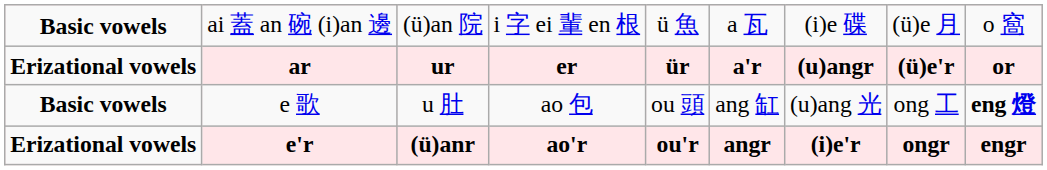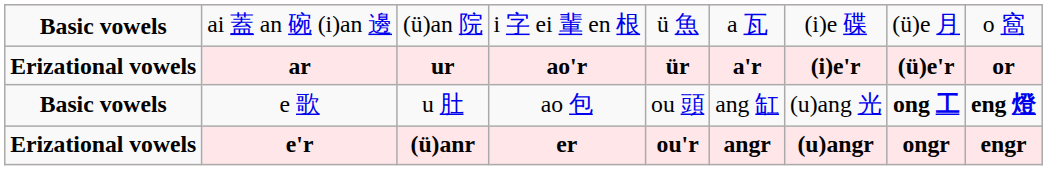(567, 65) er -> (567, 65) ao'r
(836, 65) (u)angr -> (836, 65) (i)e'r
(926, 104) normal -> (926, 104) bold
(567, 144) ao'r -> (567, 144) er
(836, 144) (i)e'r -> (836, 144) (u)angr
